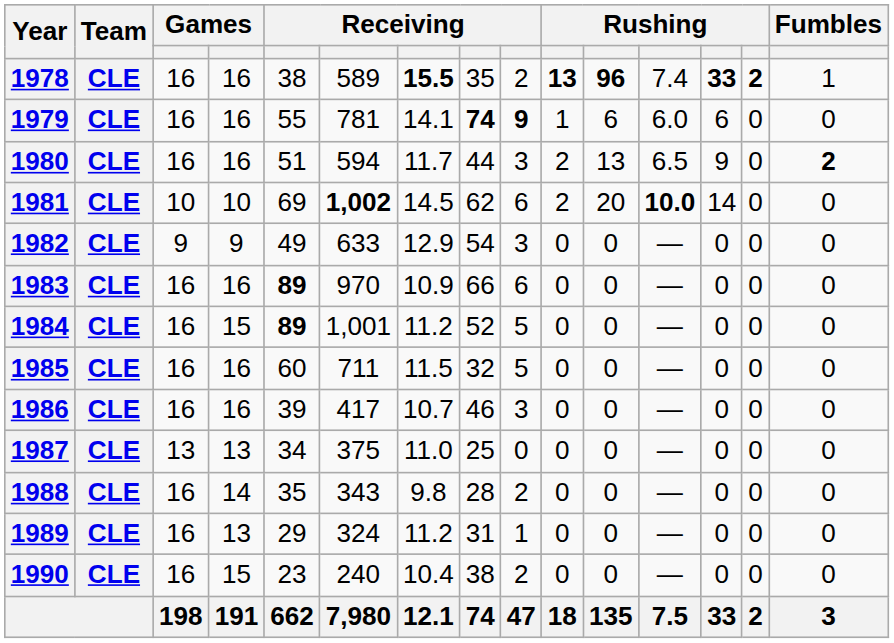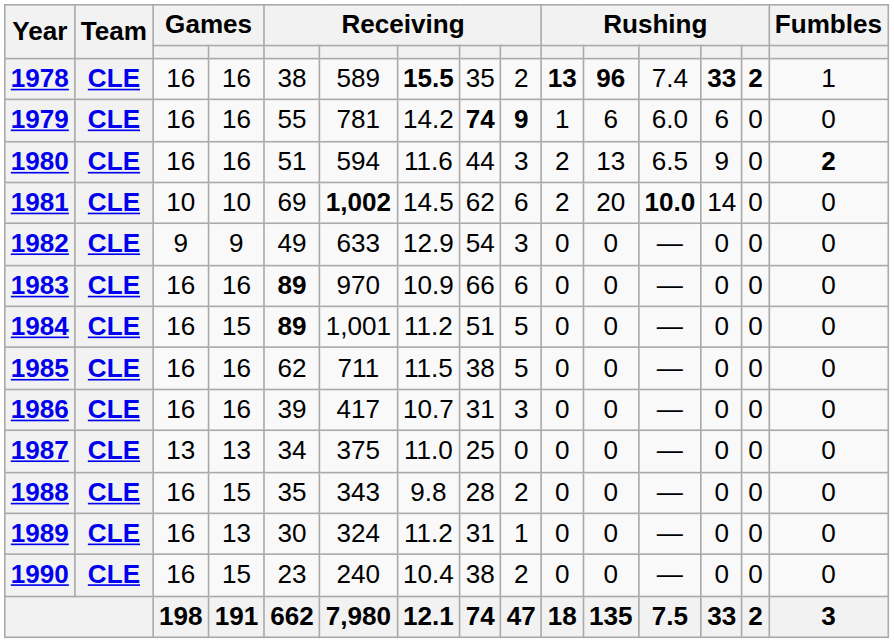(428, 119) 14.1 -> (428, 119) 14.2
(428, 161) 11.7 -> (428, 161) 11.6
(480, 326) 52 -> (480, 326) 51
(292, 368) 60 -> (292, 368) 62
(480, 368) 32 -> (480, 368) 38
(480, 409) 46 -> (480, 409) 31
(236, 492) 14 -> (236, 492) 15
(292, 533) 29 -> (292, 533) 30
